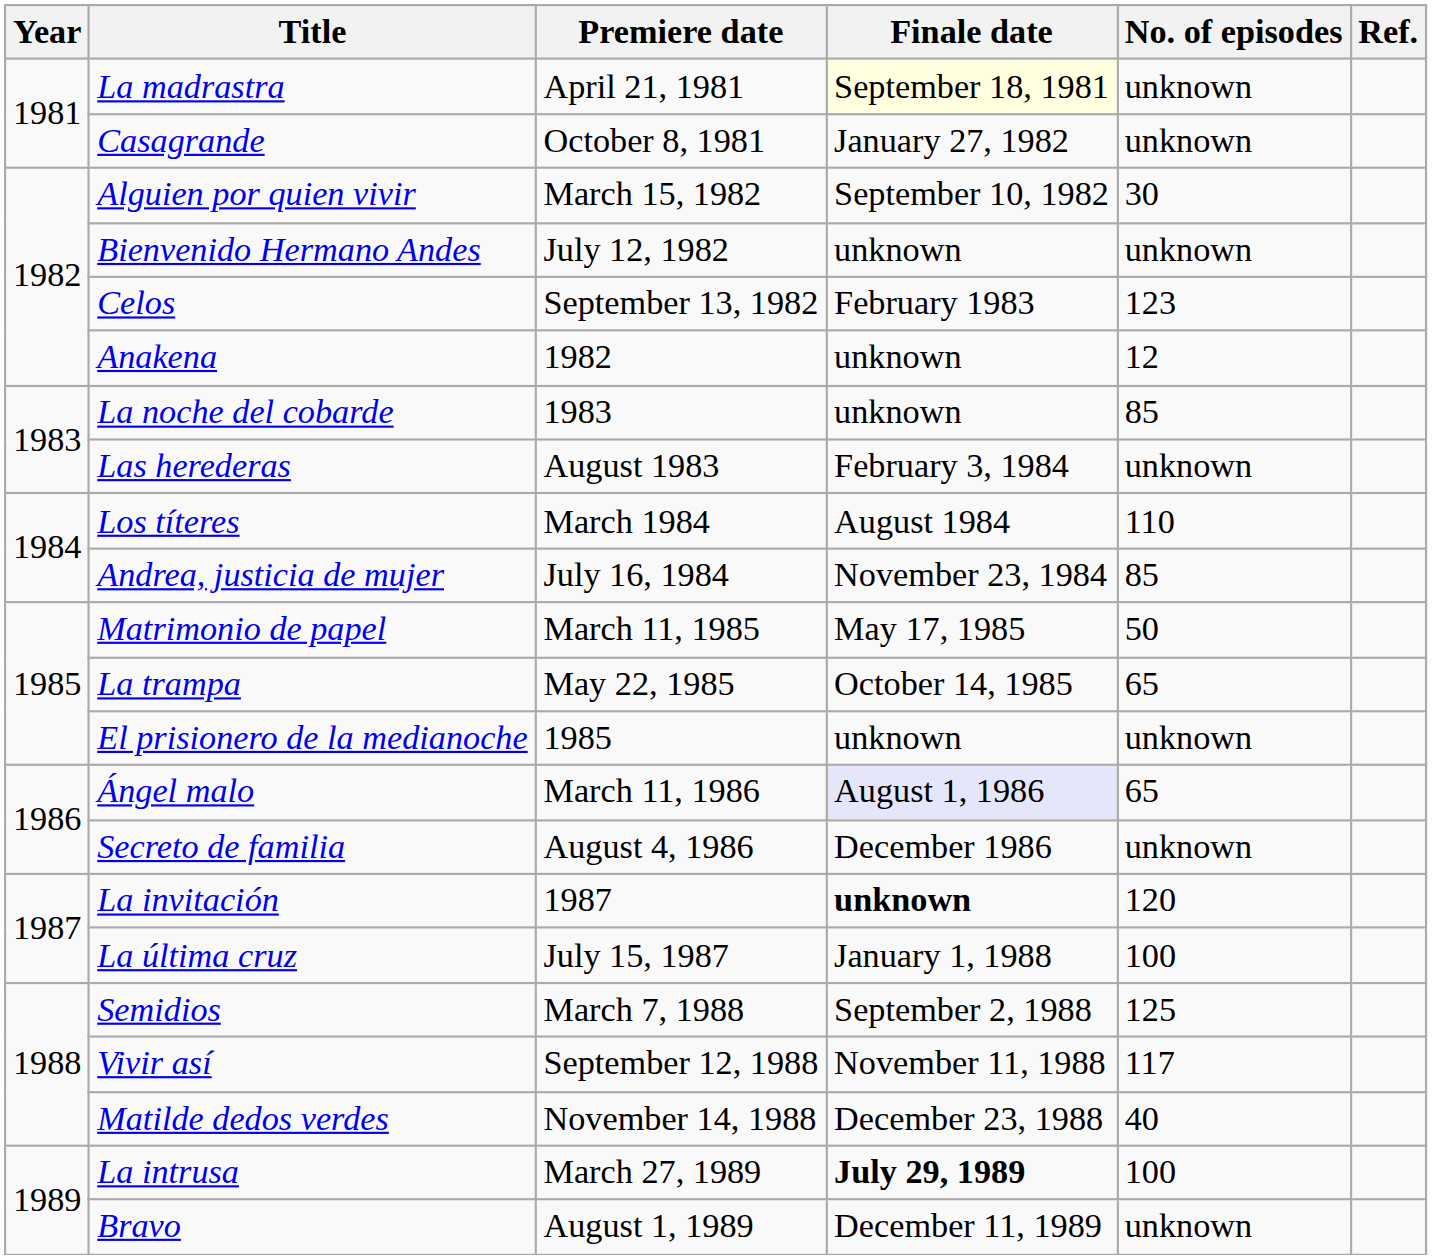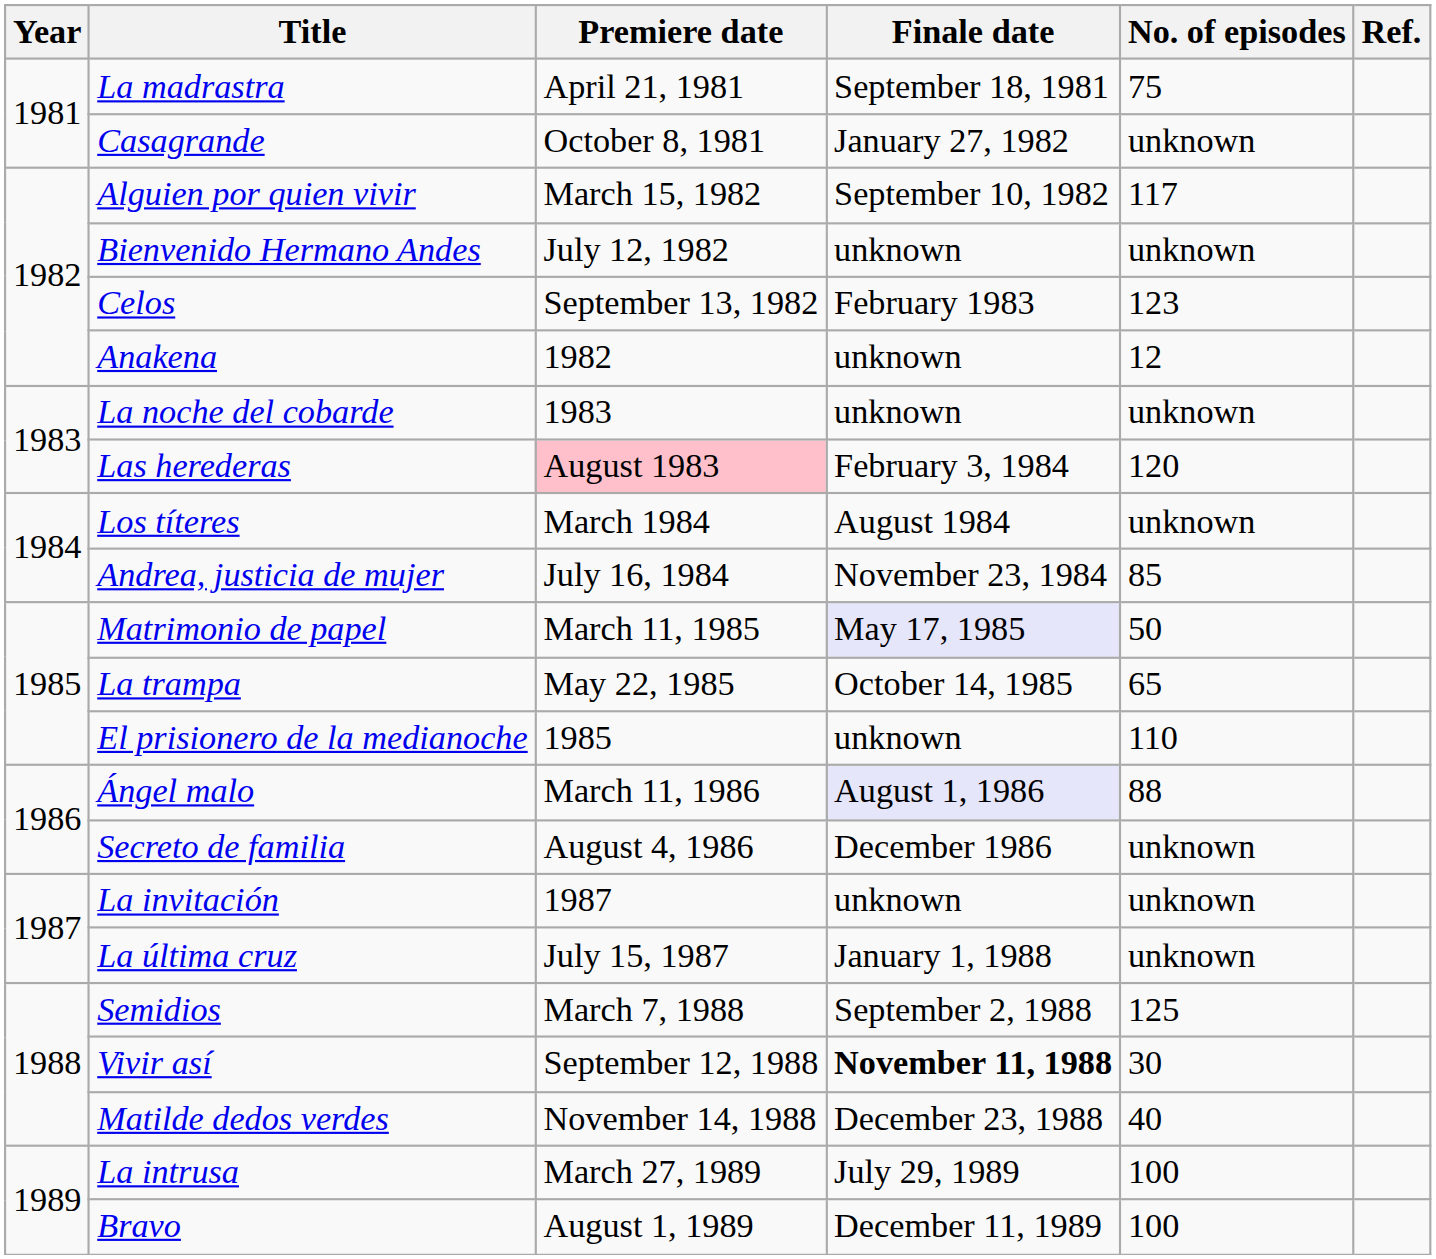(971, 85) lightyellow background -> (971, 85) no background
(1188, 85) unknown -> (1145, 85) 75
(1142, 194) 30 -> (1153, 194) 117
(1142, 411) 85 -> (1192, 411) unknown
(631, 466) no background -> (631, 466) pink background
(1188, 466) unknown -> (1154, 466) 120
(1150, 520) 110 -> (1192, 520) unknown
(930, 628) no background -> (930, 628) lavender background
(1188, 737) unknown -> (1153, 737) 110
(1142, 791) 65 -> (1145, 791) 88
(903, 900) bold -> (898, 900) normal
(1150, 900) 120 -> (1192, 900) unknown
(1150, 954) 100 -> (1192, 954) unknown
(970, 1063) normal -> (973, 1063) bold
(1150, 1063) 117 -> (1145, 1063) 30
(930, 1172) bold -> (927, 1172) normal
(1188, 1226) unknown -> (1154, 1226) 100
